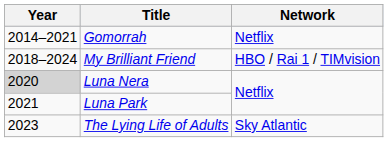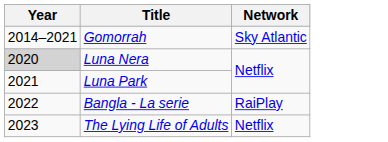(254, 37) Netflix -> (271, 37) Sky Atlantic
- row: (139, 59)
+ row: (136, 103)
(271, 125) Sky Atlantic -> (254, 125) Netflix
